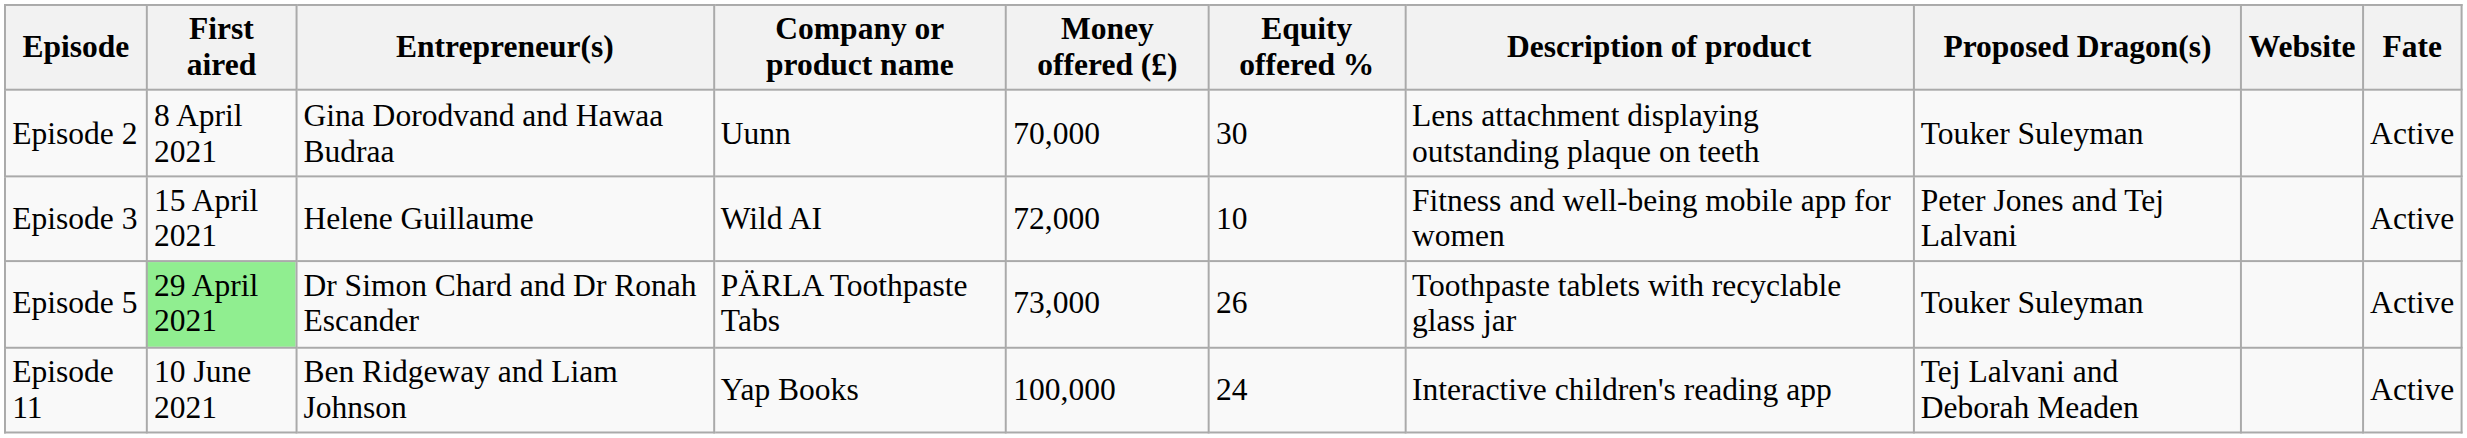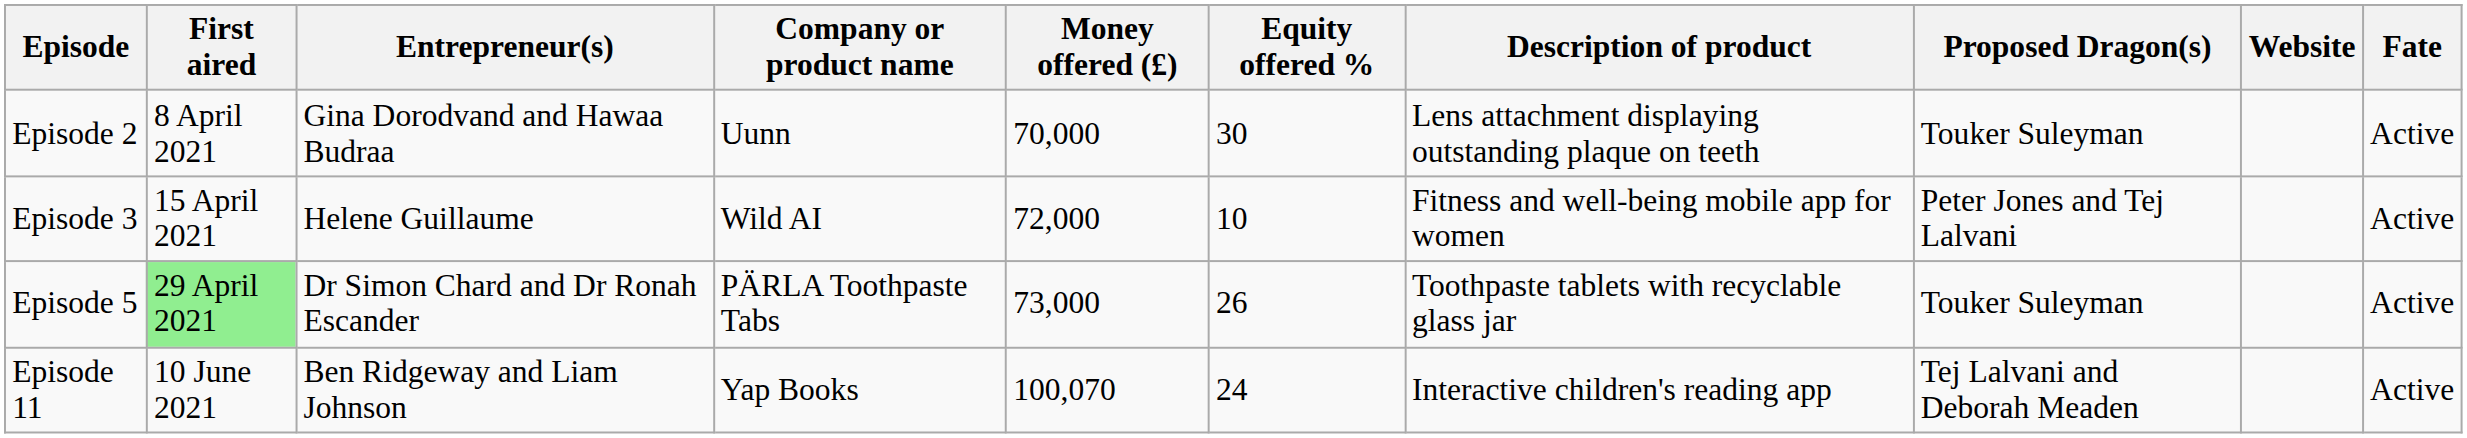(1065, 389) 100,000 -> (1065, 389) 100,070
